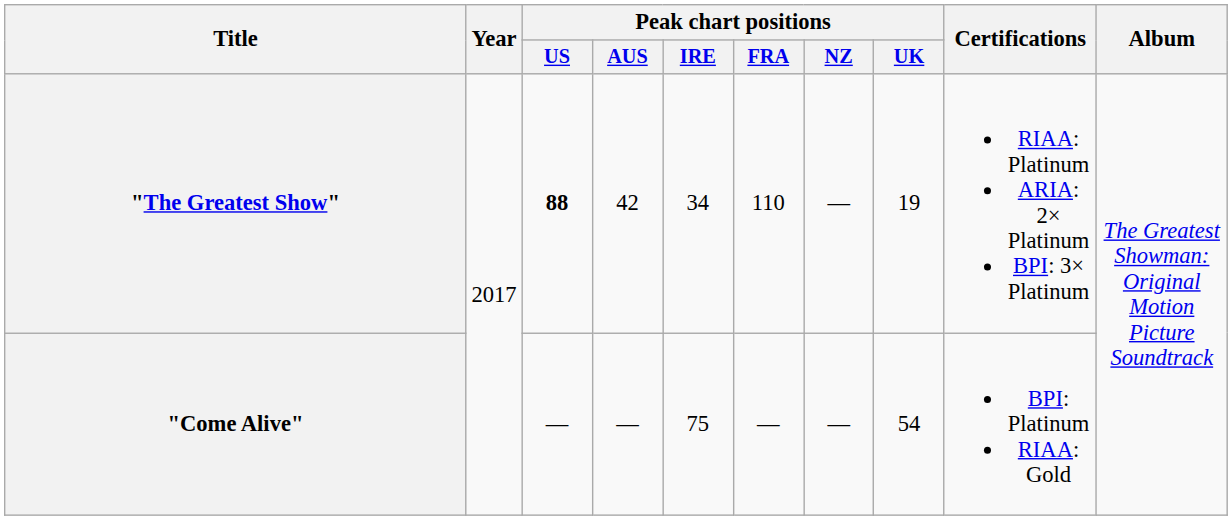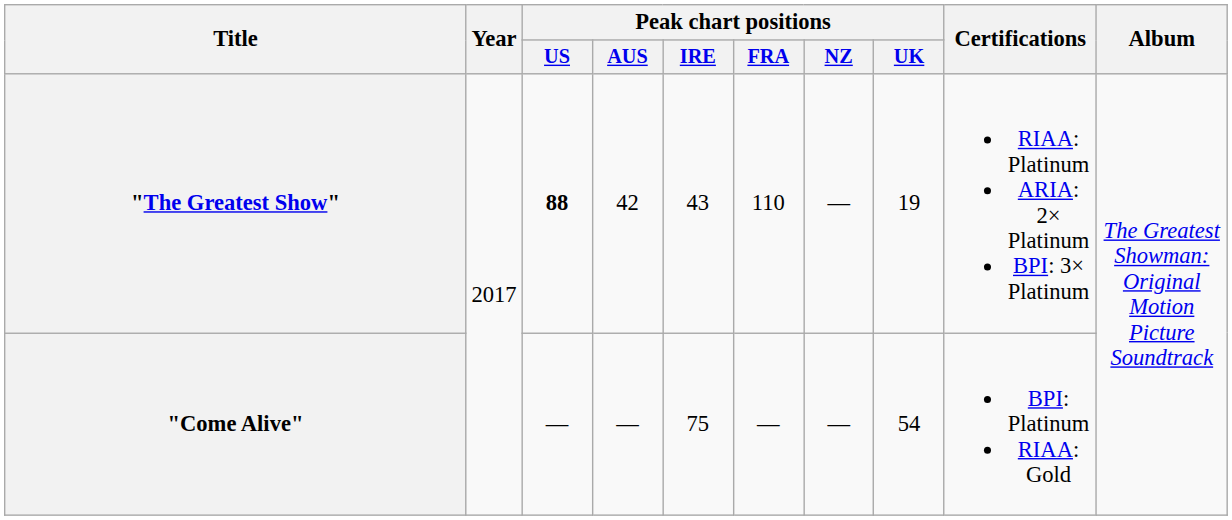(698, 203) 34 -> (698, 203) 43
